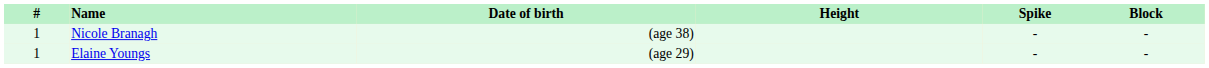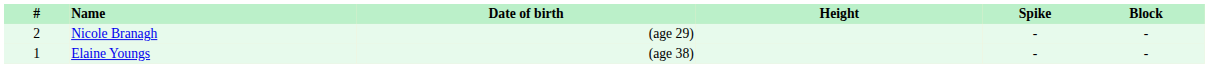(37, 33) 1 -> (37, 33) 2
(671, 33) (age 38) -> (671, 33) (age 29)
(671, 53) (age 29) -> (671, 53) (age 38)
